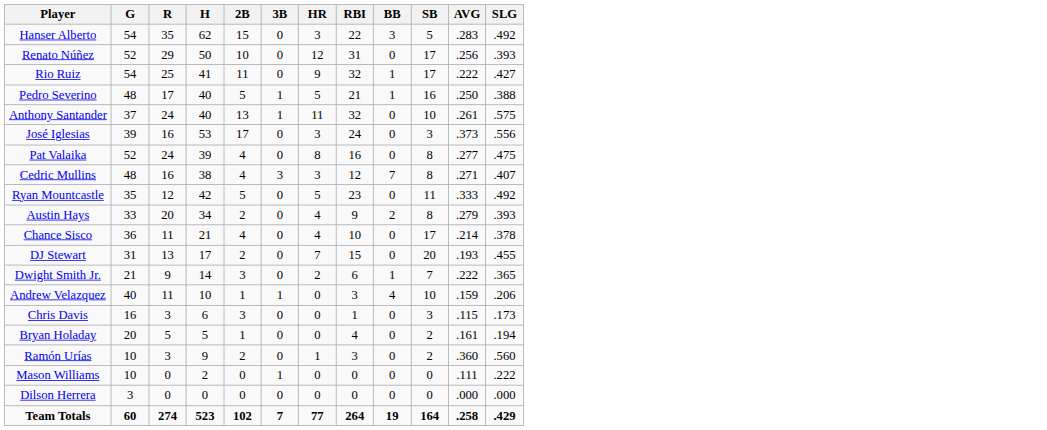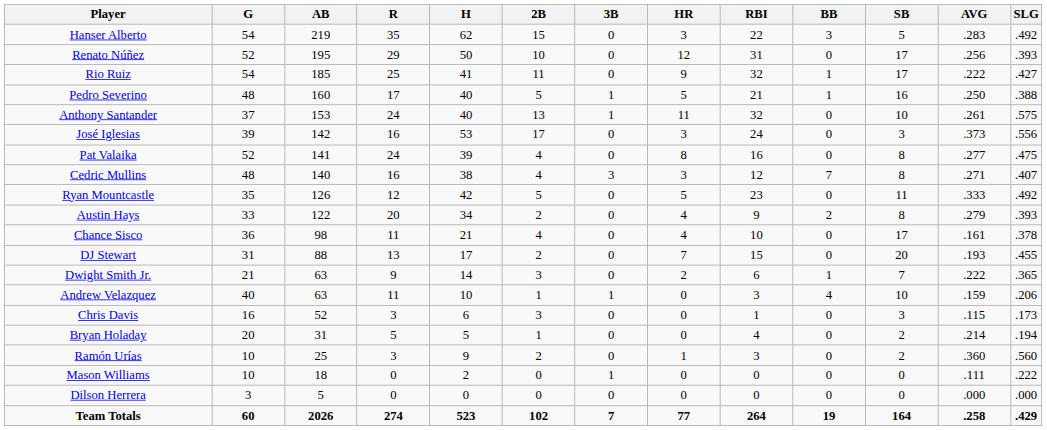+ column: (321, 14)
(467, 235) .214 -> (974, 235) .161
(467, 335) .161 -> (974, 335) .214
